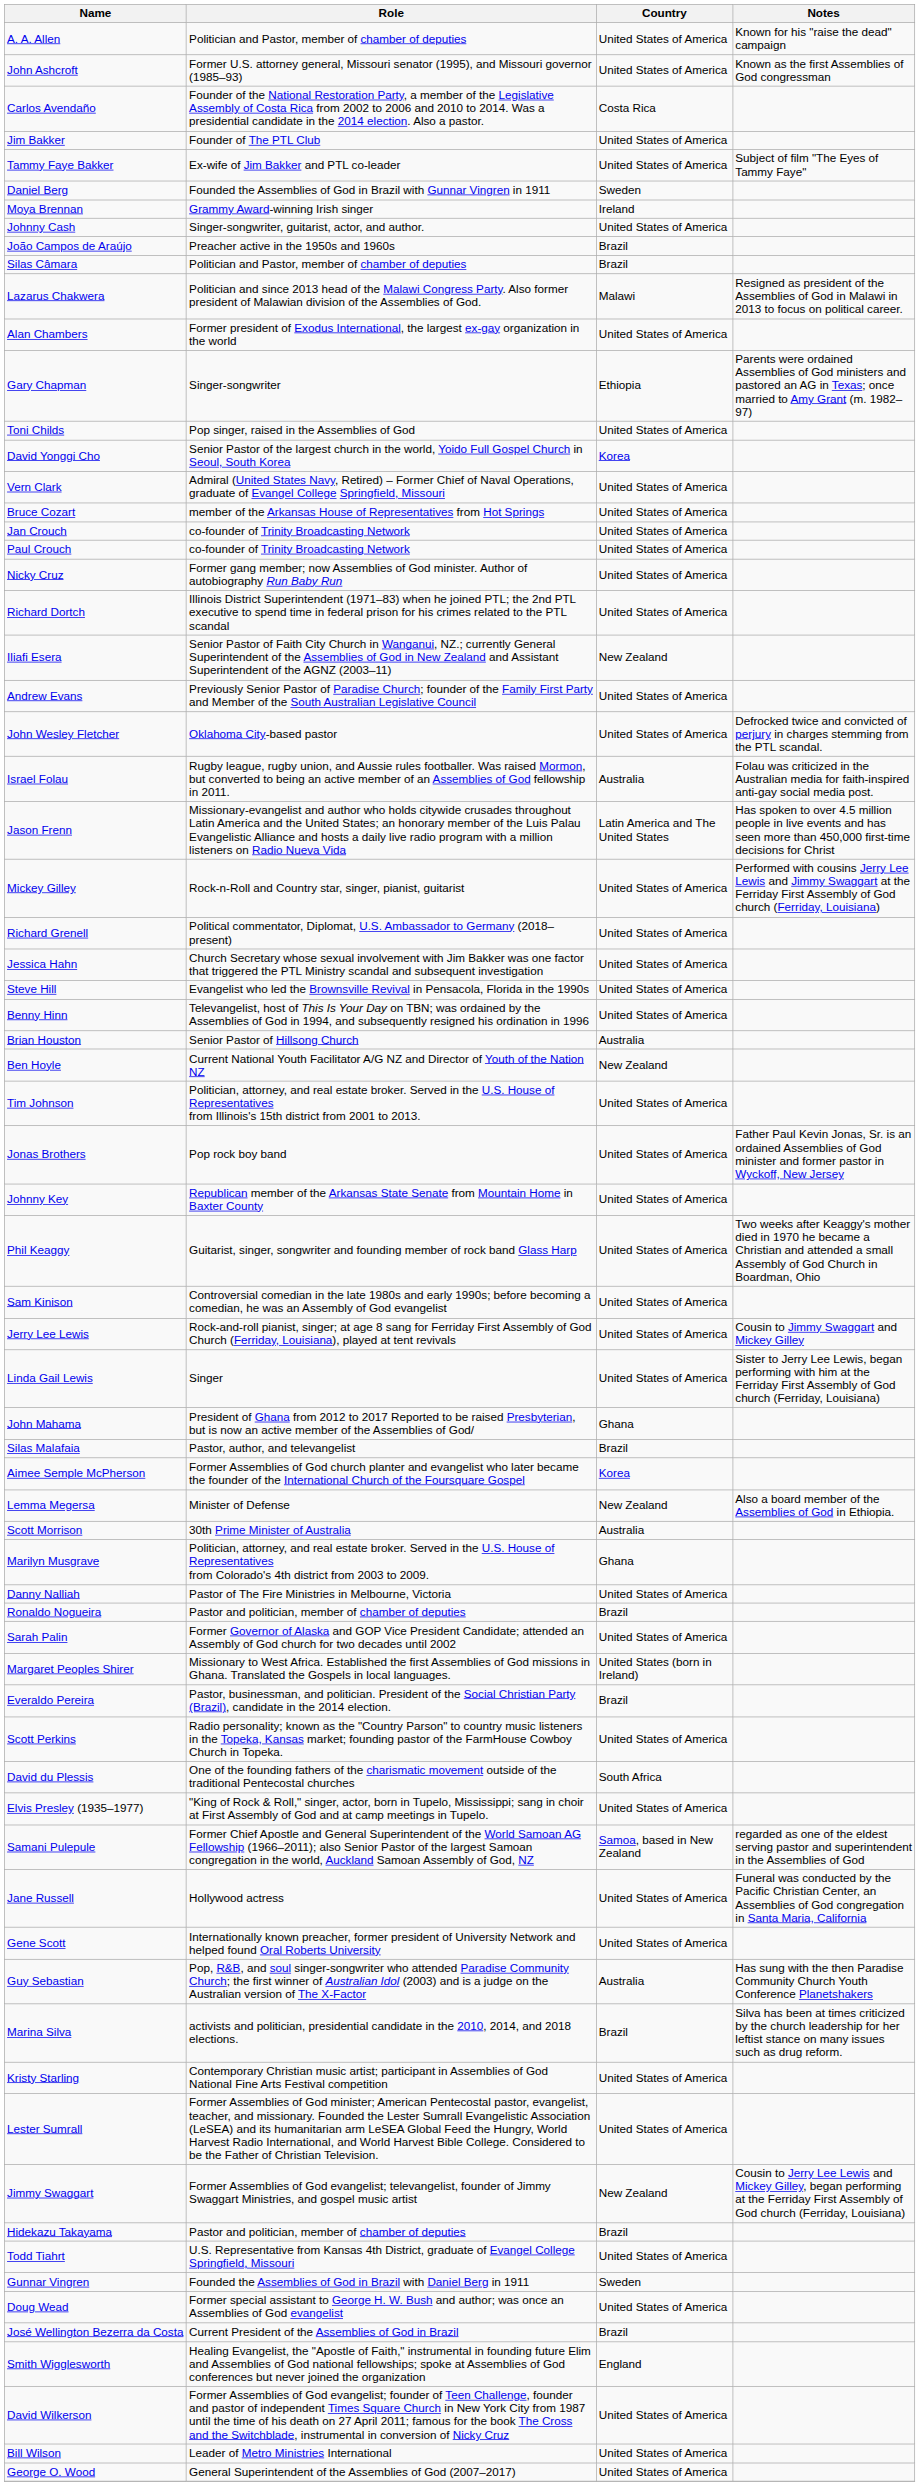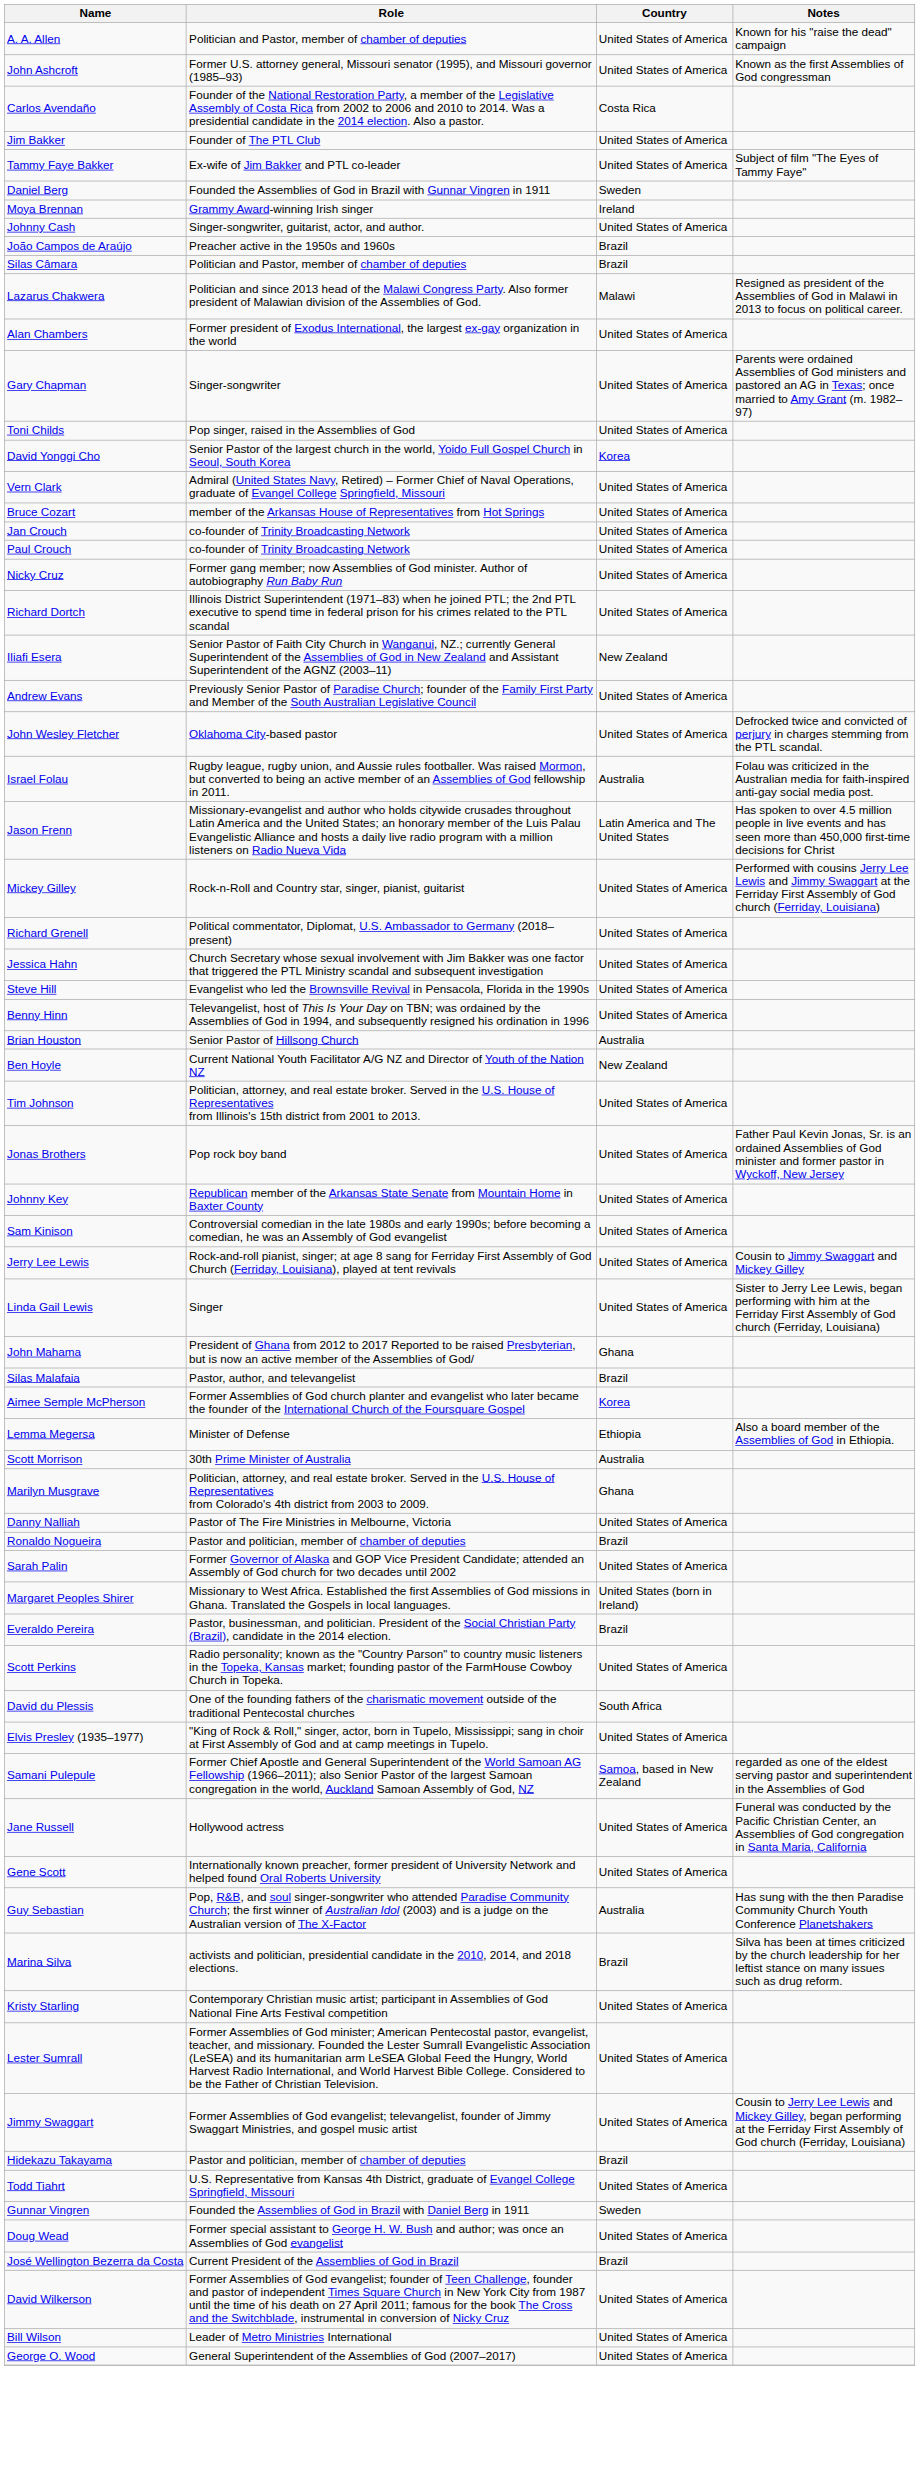(620, 385) Ethiopia -> (663, 385) United States of America
- row: (38, 1251)
(633, 1505) New Zealand -> (620, 1434) Ethiopia
(633, 2193) New Zealand -> (663, 2122) United States of America
- row: (59, 2363)
